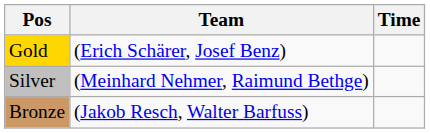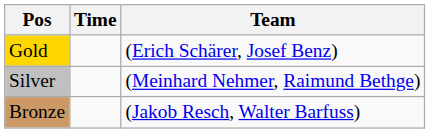columns swapped: (221, 19) <-> (399, 19)
